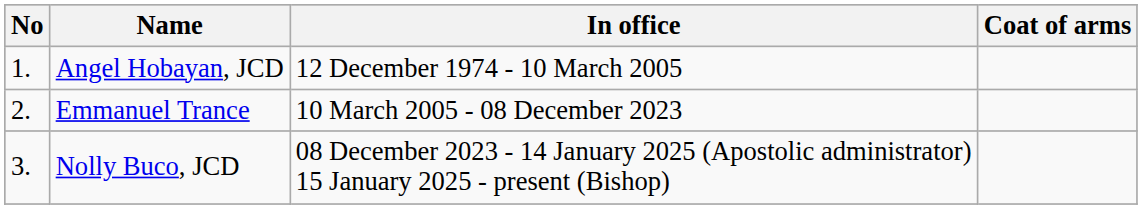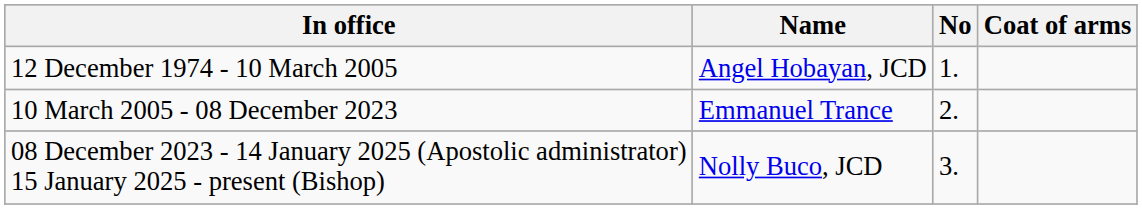columns swapped: (27, 25) <-> (634, 25)
